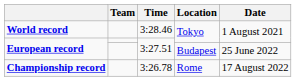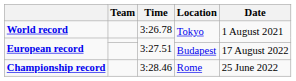(156, 29) 3:28.46 -> (156, 29) 3:26.78
(250, 51) 25 June 2022 -> (255, 51) 17 August 2022
(156, 67) 3:26.78 -> (156, 67) 3:28.46
(255, 67) 17 August 2022 -> (250, 67) 25 June 2022
